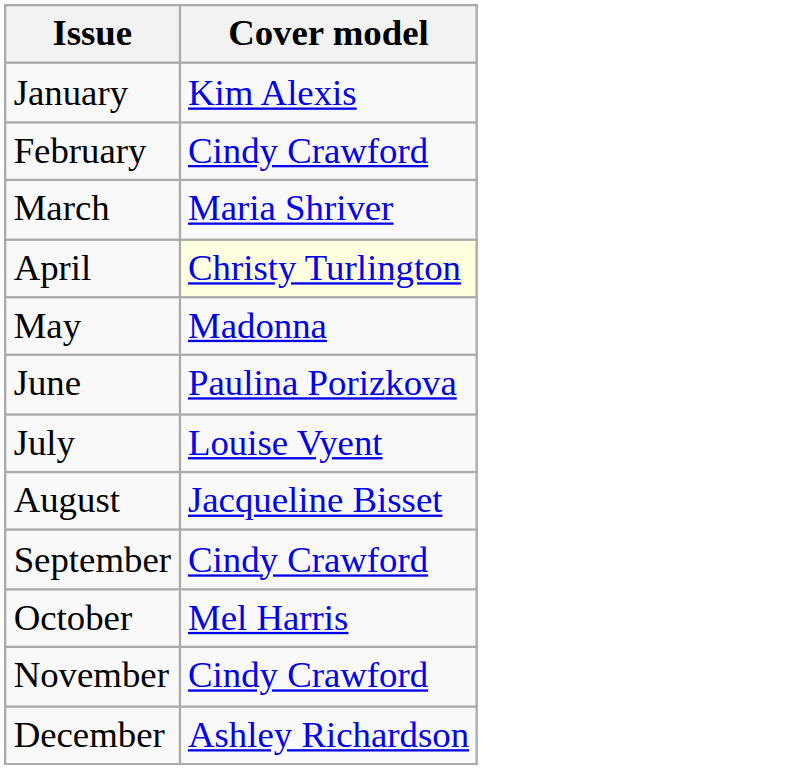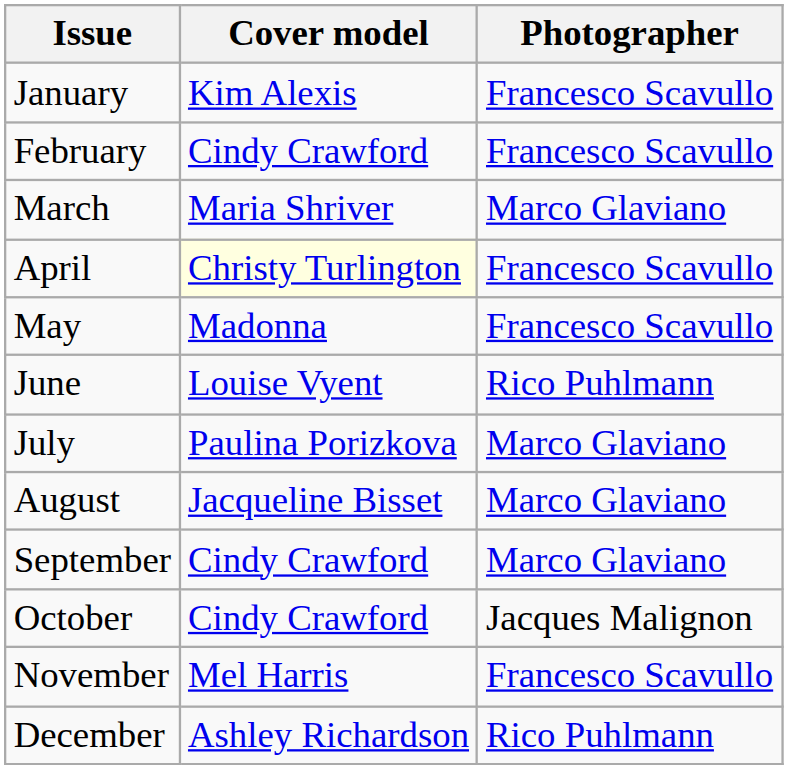+ column: (630, 33)
(322, 383) Paulina Porizkova -> (285, 383) Louise Vyent
(285, 442) Louise Vyent -> (322, 442) Paulina Porizkova
(268, 617) Mel Harris -> (308, 617) Cindy Crawford
(308, 675) Cindy Crawford -> (268, 675) Mel Harris
